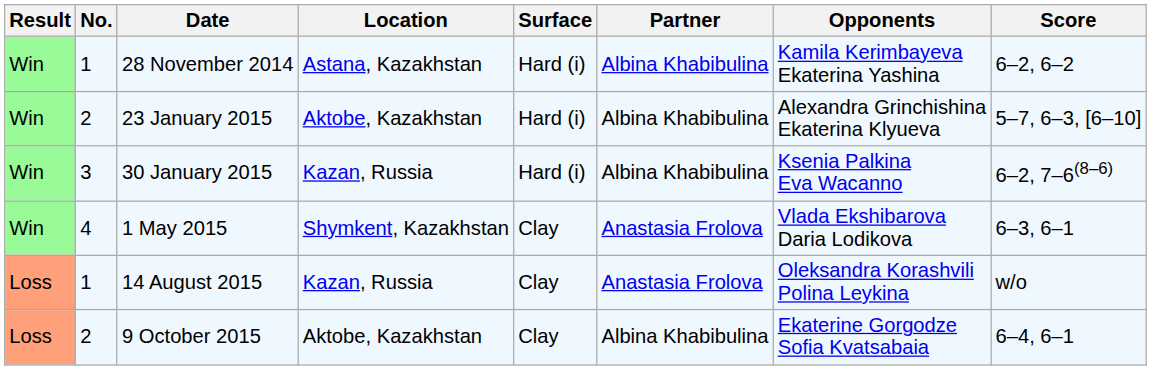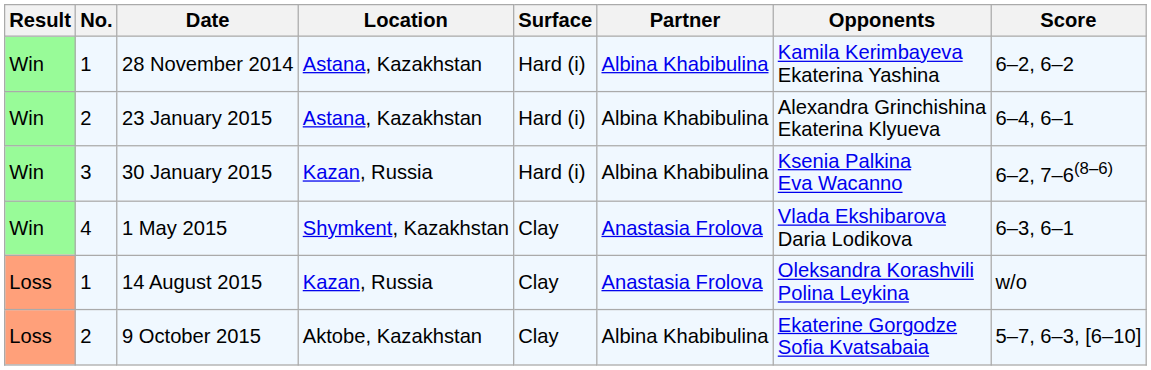(392, 118) Aktobe, Kazakhstan -> (392, 118) Astana, Kazakhstan
(1068, 118) 5–7, 6–3, [6–10] -> (1035, 118) 6–4, 6–1
(1035, 337) 6–4, 6–1 -> (1068, 337) 5–7, 6–3, [6–10]
